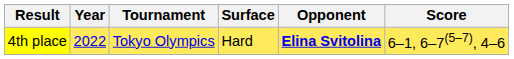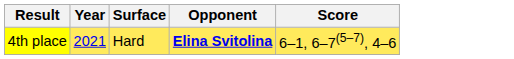- column: (164, 16)
(90, 41) 2022 -> (90, 41) 2021
